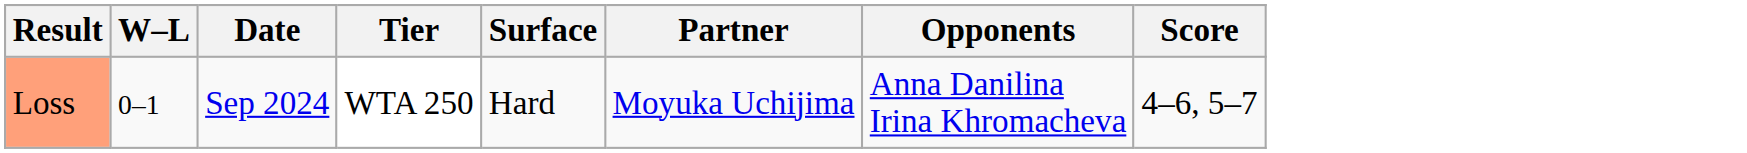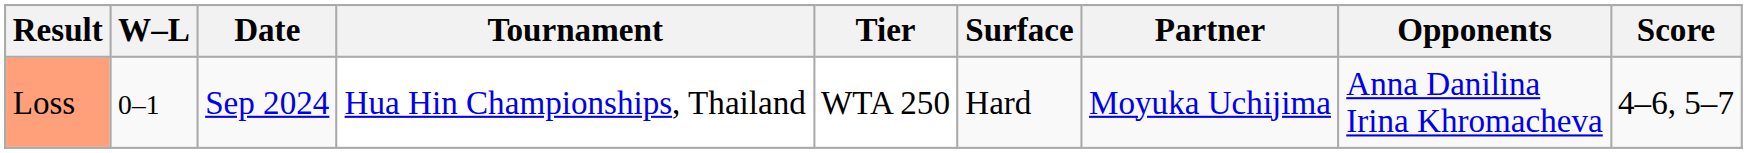+ column: (575, 30)
